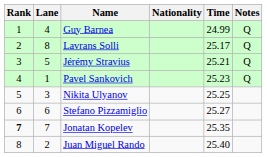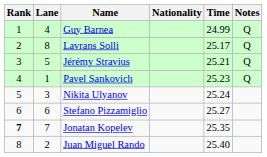(218, 95) 25.25 -> (218, 95) 25.24
